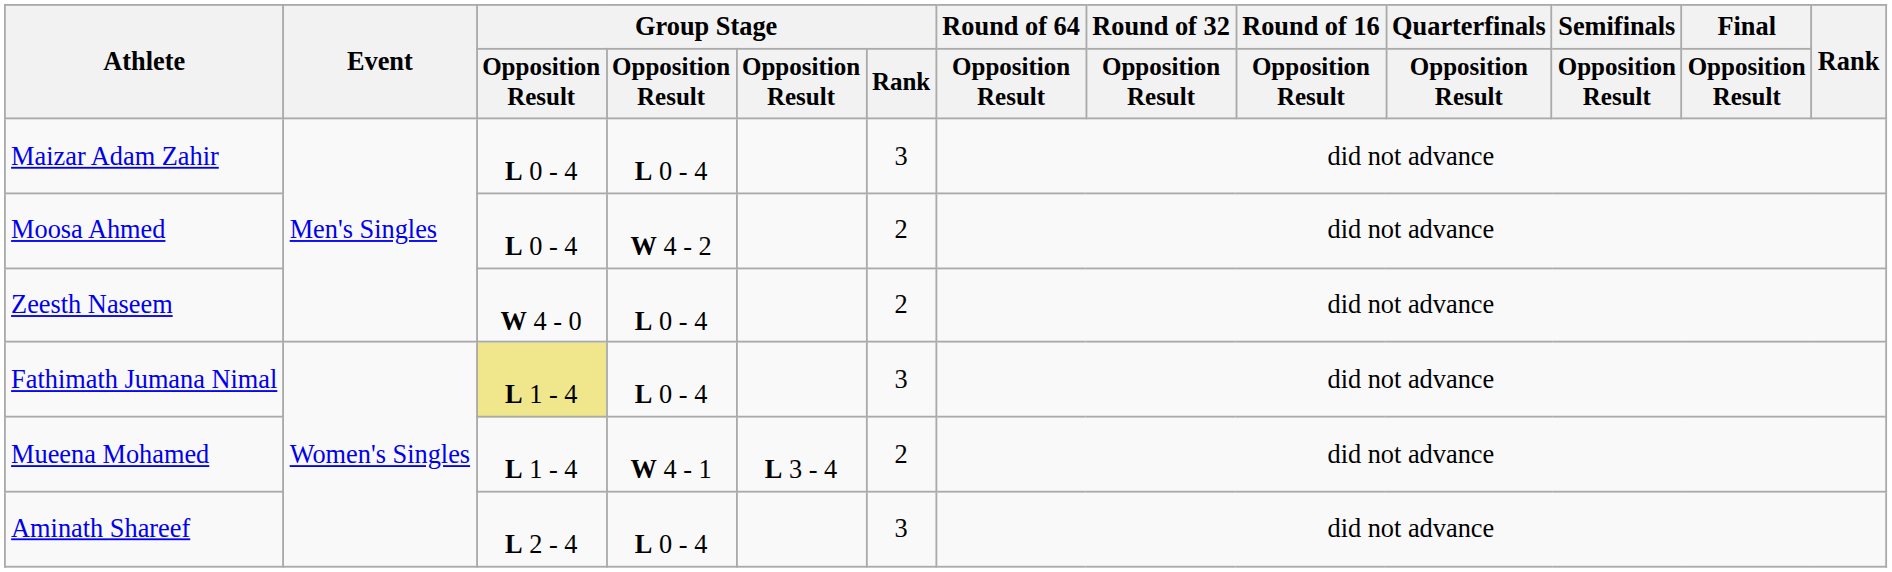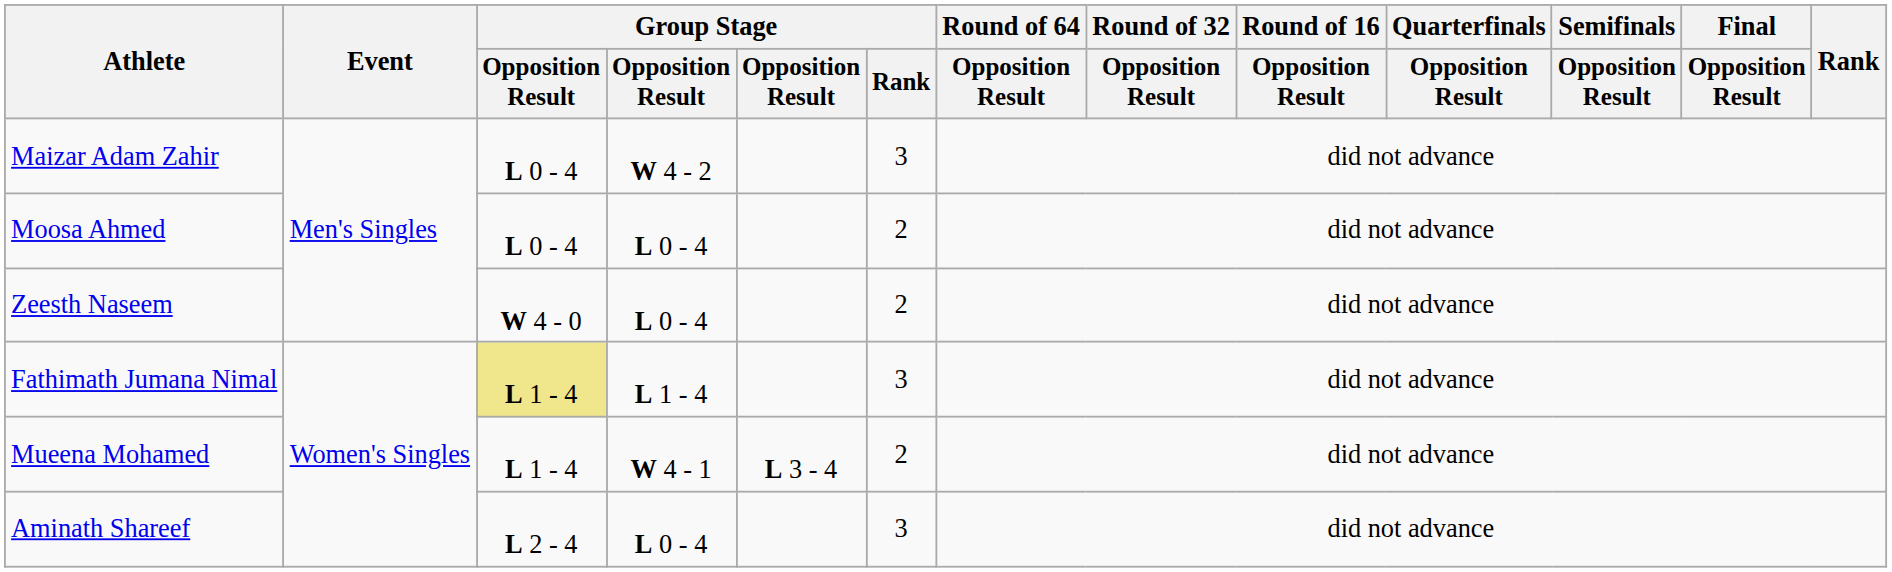(671, 171) L 0 - 4 -> (671, 171) W 4 - 2
(671, 246) W 4 - 2 -> (671, 246) L 0 - 4
(671, 395) L 0 - 4 -> (671, 395) L 1 - 4
